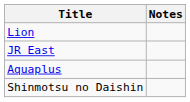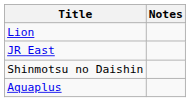rows swapped: (34, 69) <-> (75, 87)
